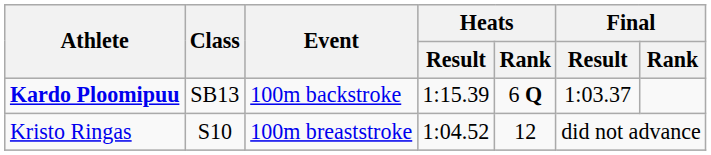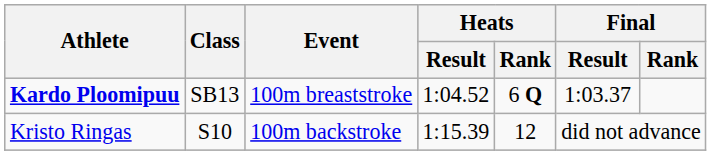(326, 95) 100m backstroke -> (331, 95) 100m breaststroke
(456, 95) 1:15.39 -> (456, 95) 1:04.52
(331, 132) 100m breaststroke -> (326, 132) 100m backstroke
(456, 132) 1:04.52 -> (456, 132) 1:15.39
